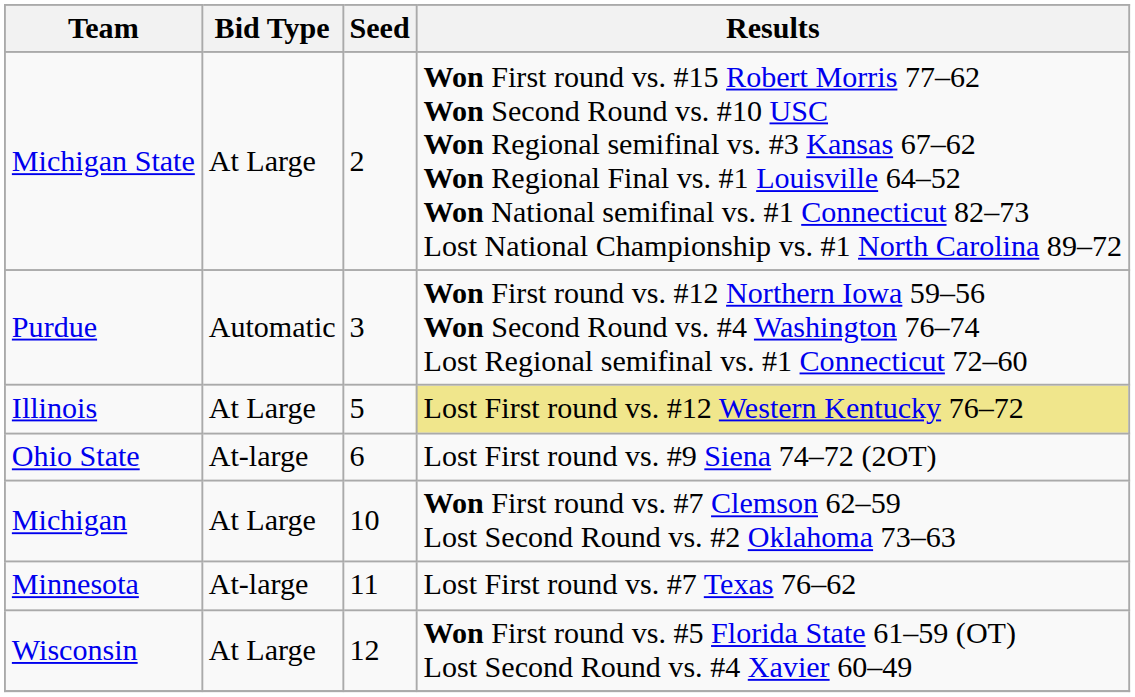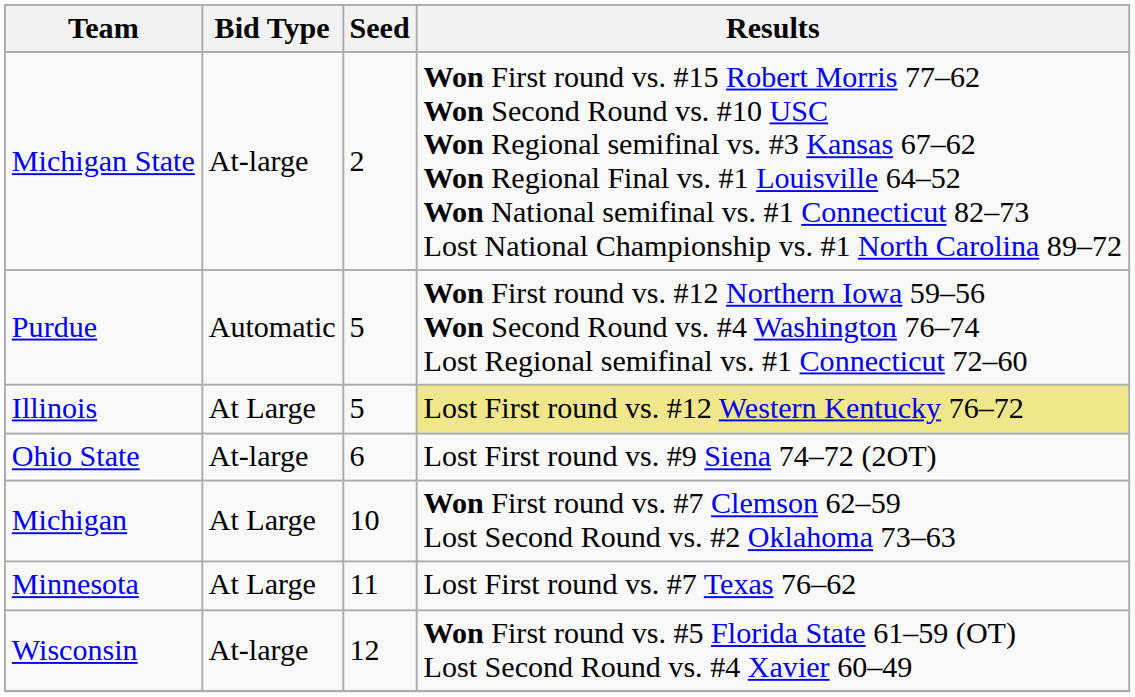(262, 160) At Large -> (259, 160) At-large
(357, 326) 3 -> (357, 326) 5
(259, 585) At-large -> (262, 585) At Large
(262, 649) At Large -> (259, 649) At-large
